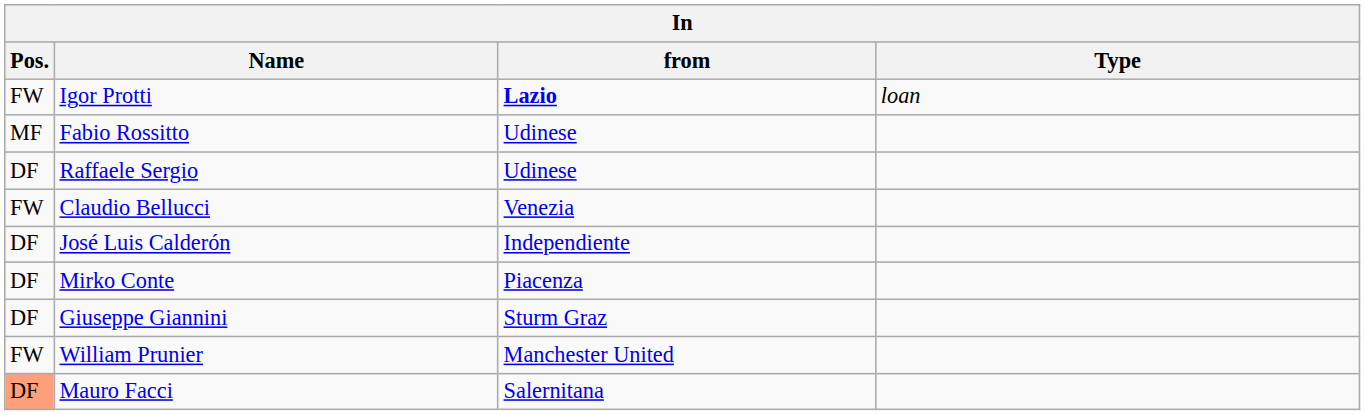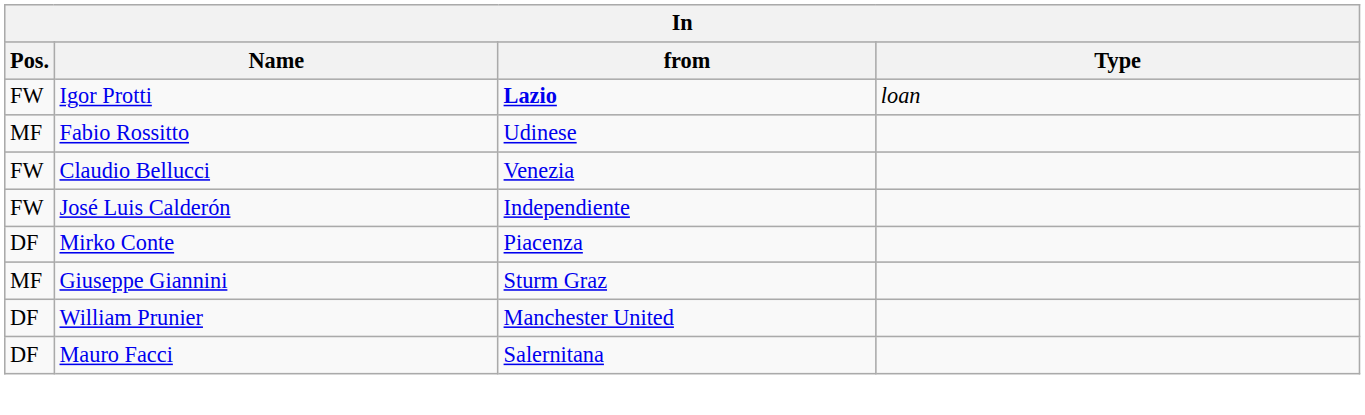- row: (129, 170)
(24, 244) DF -> (27, 207) FW
(24, 317) DF -> (26, 280) MF
(27, 354) FW -> (24, 317) DF
(24, 391) lightsalmon background -> (24, 354) no background
